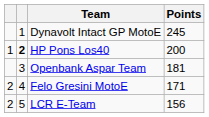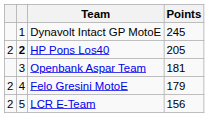(10, 50) 1 -> (10, 50) 2
(176, 50) 200 -> (176, 50) 205
(176, 86) 171 -> (176, 86) 179
